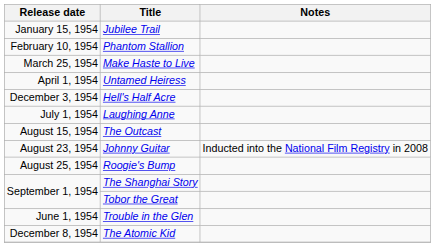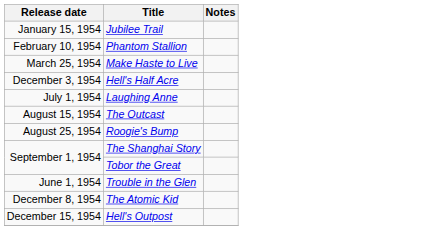- row: (144, 81)
- row: (136, 149)
+ row: (139, 217)
